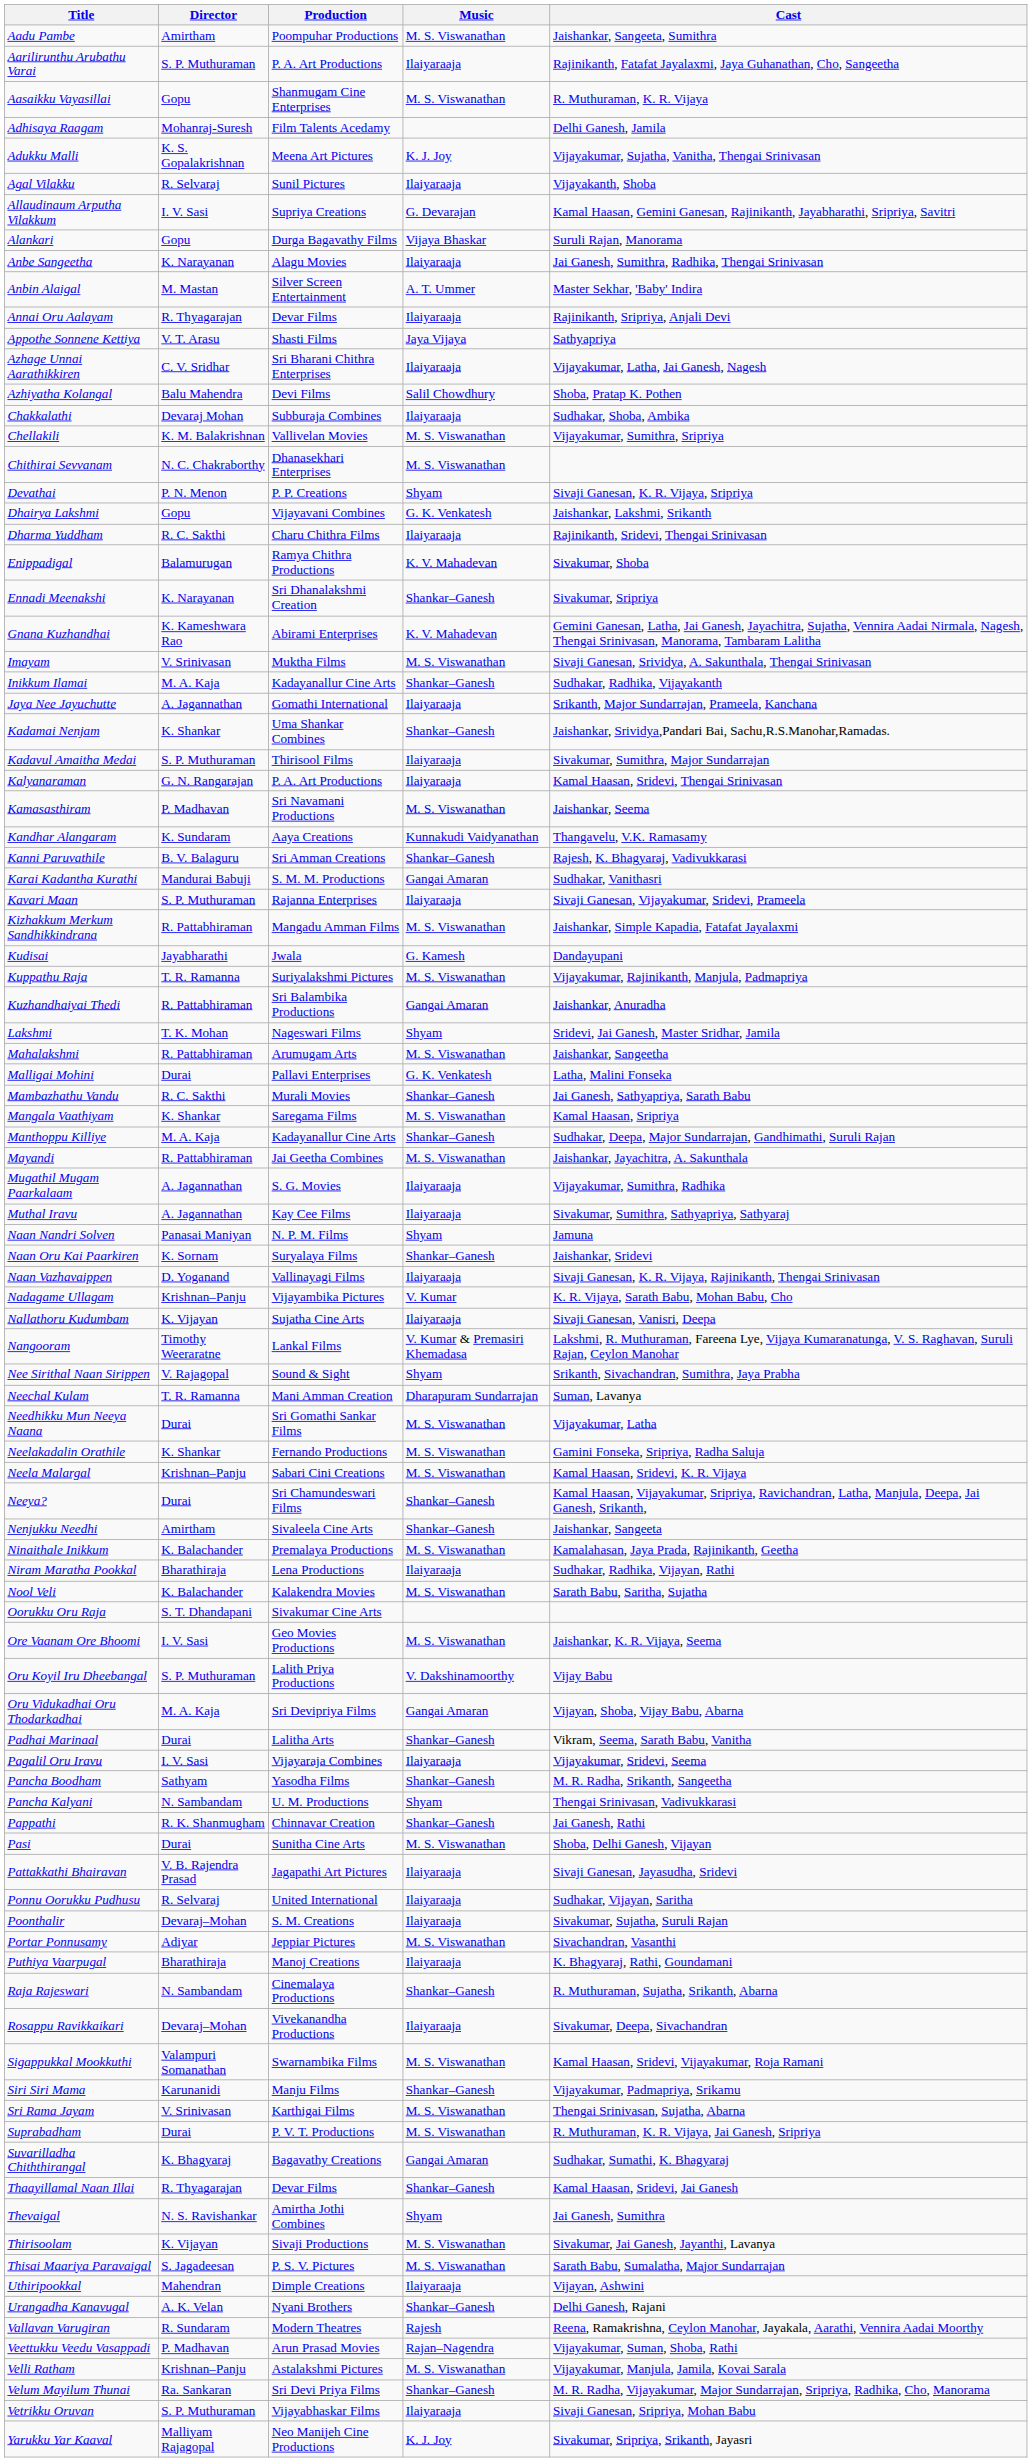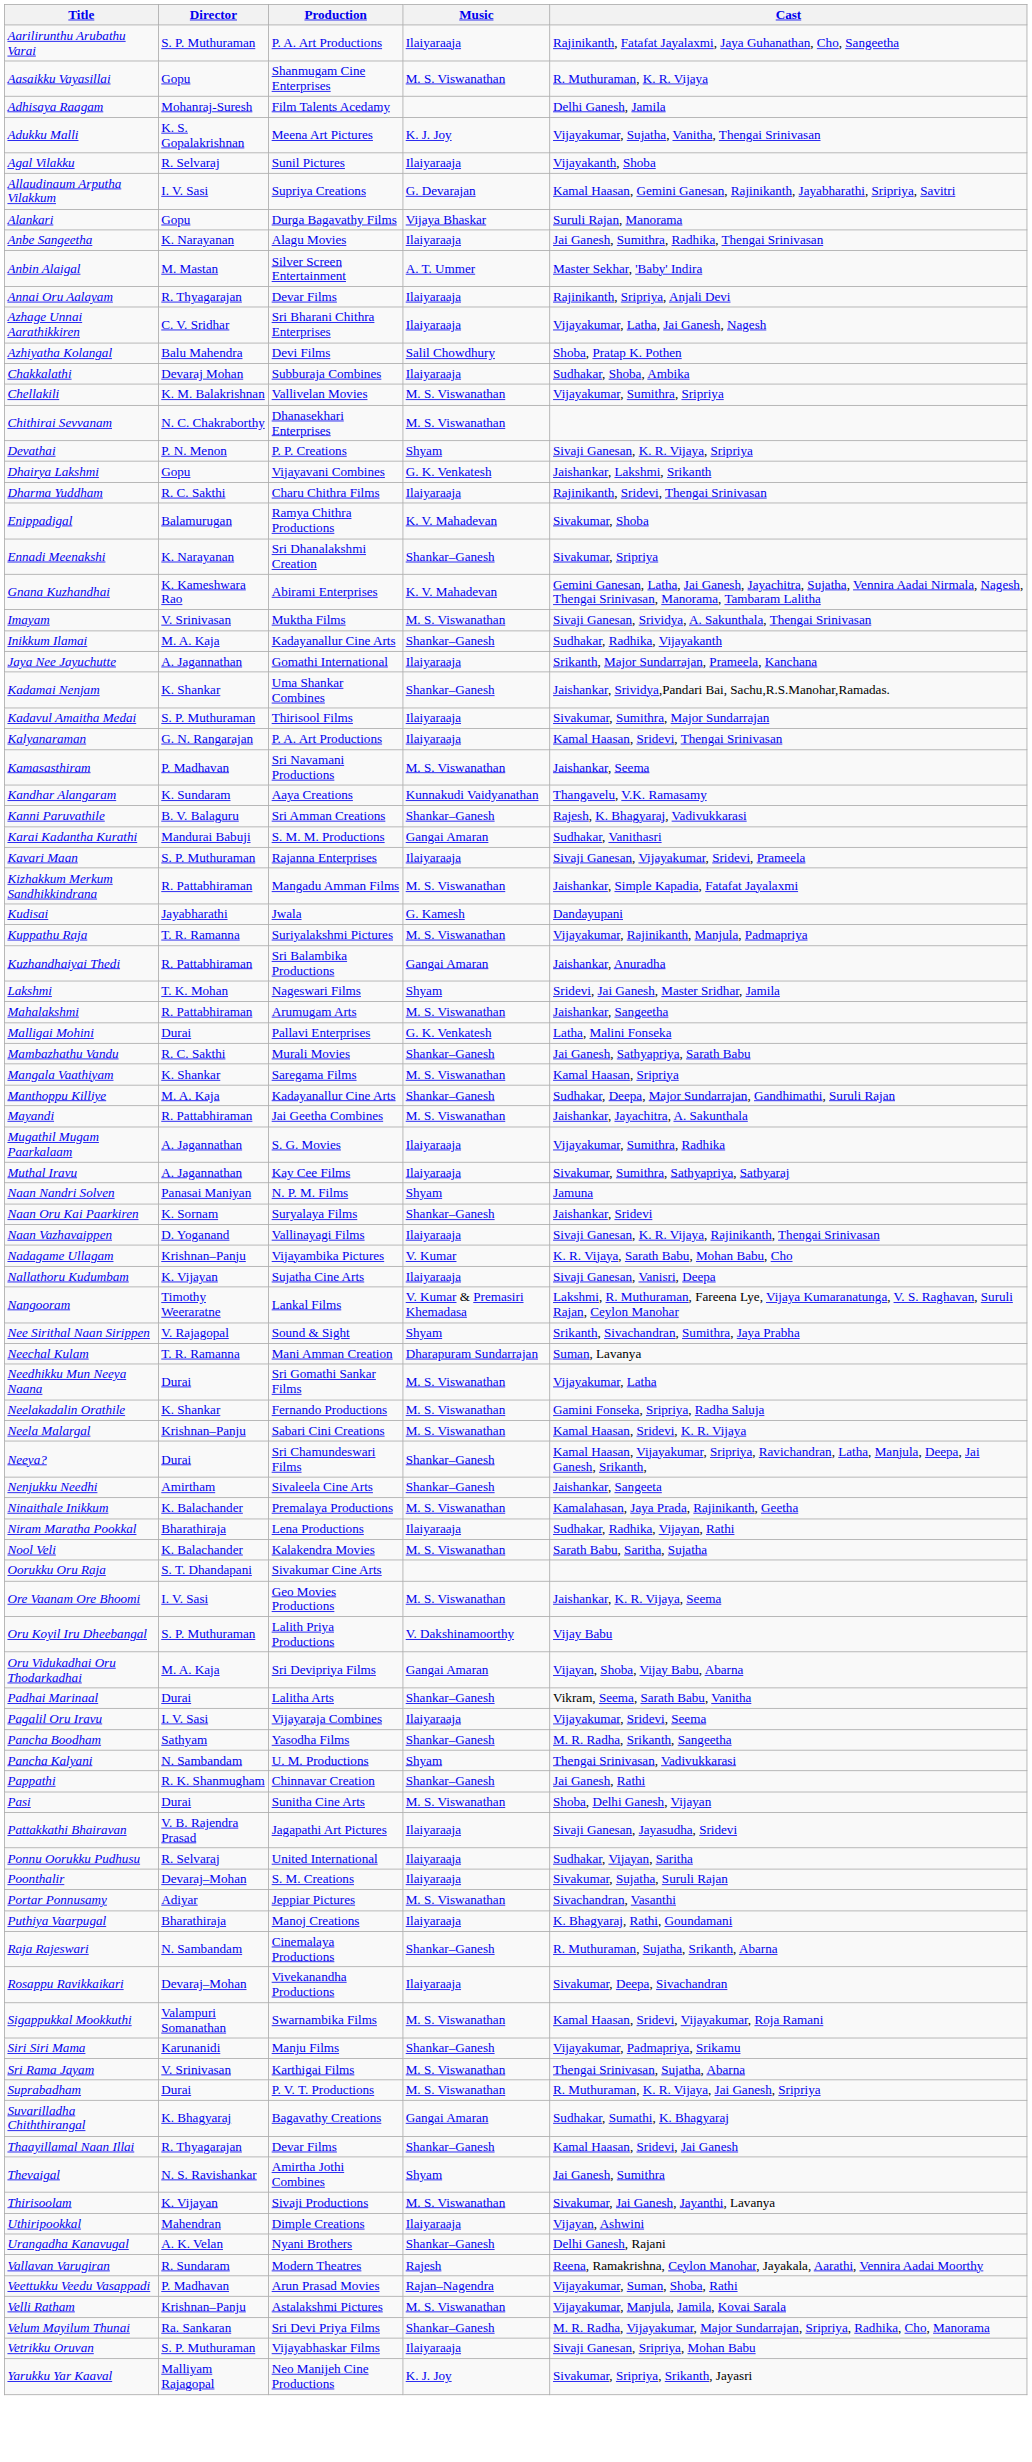- row: (41, 35)
- row: (74, 338)
- row: (79, 2265)
